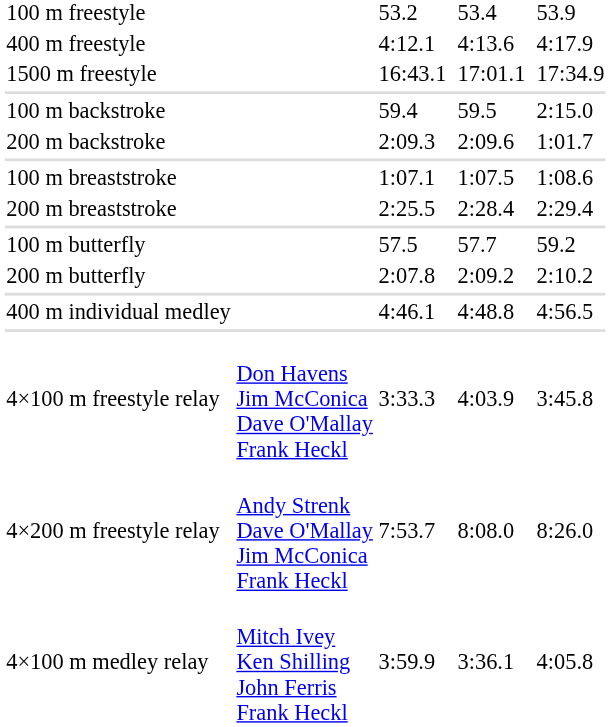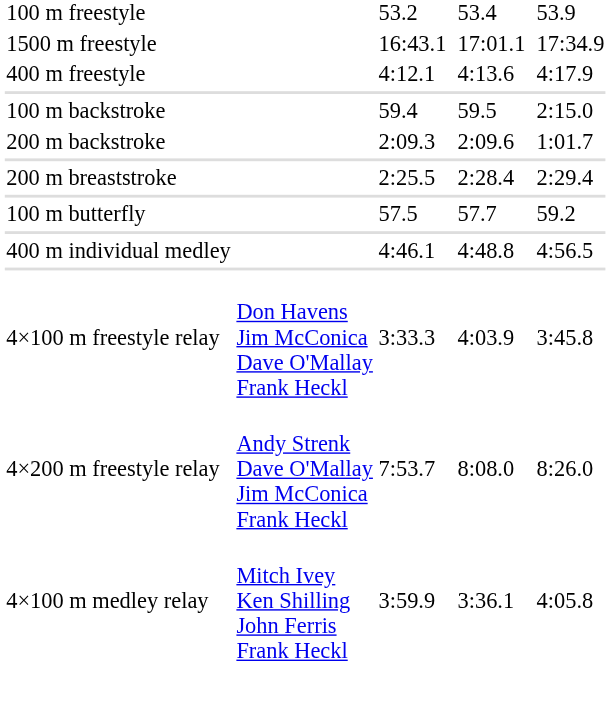rows swapped: (76, 43) <-> (81, 74)
- row: (91, 177)
- row: (76, 275)
